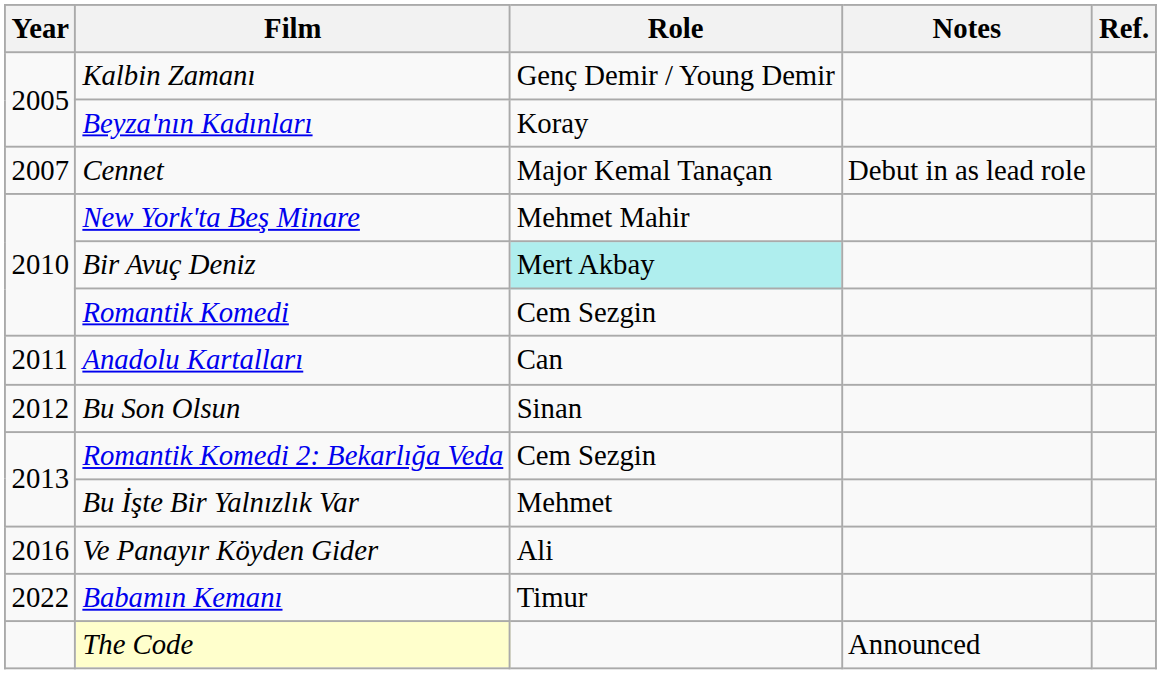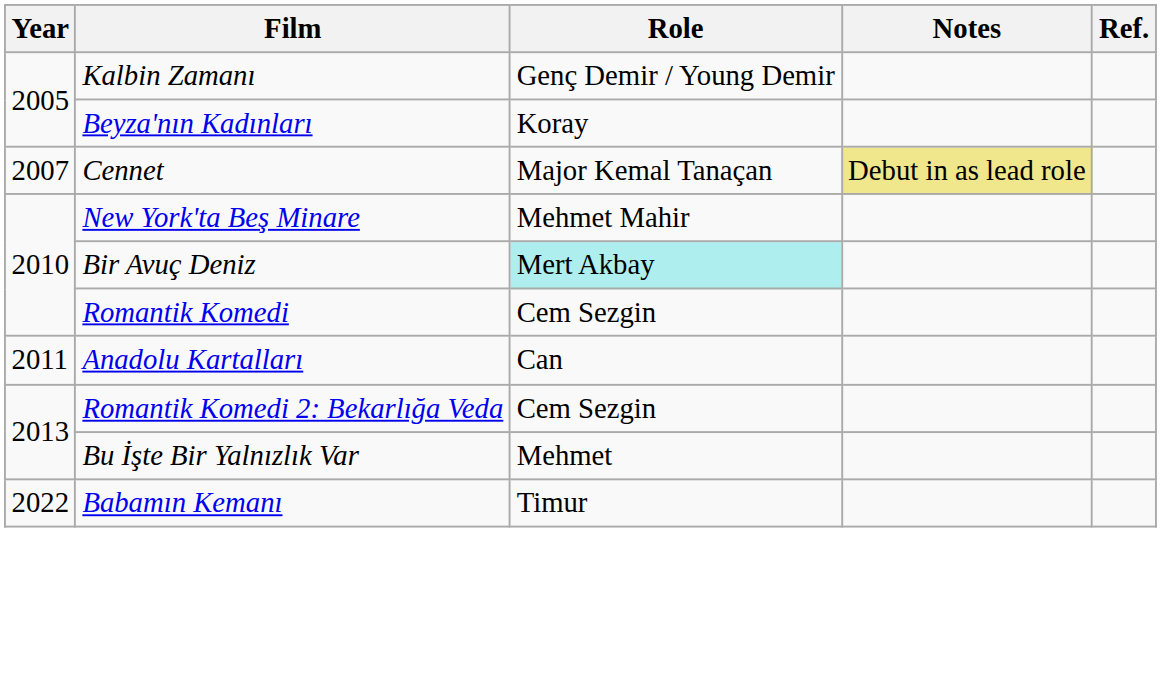(967, 170) no background -> (967, 170) khaki background
- row: (161, 407)
- row: (230, 549)
- row: (138, 644)
